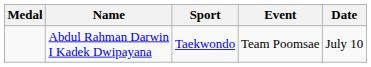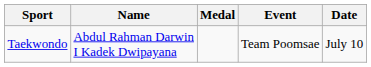columns swapped: (25, 15) <-> (205, 15)
